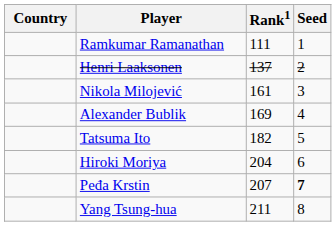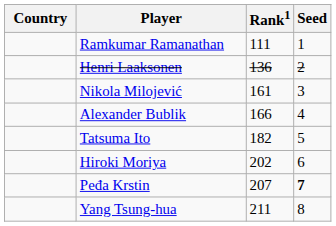(261, 67) 137 -> (261, 67) 136
(261, 114) 169 -> (261, 114) 166
(261, 161) 204 -> (261, 161) 202
